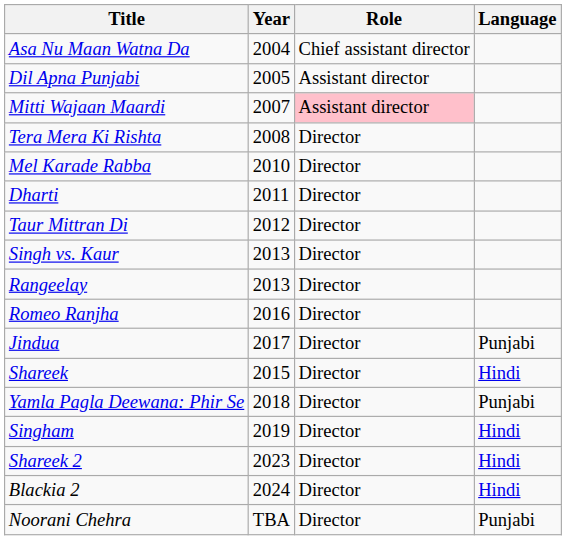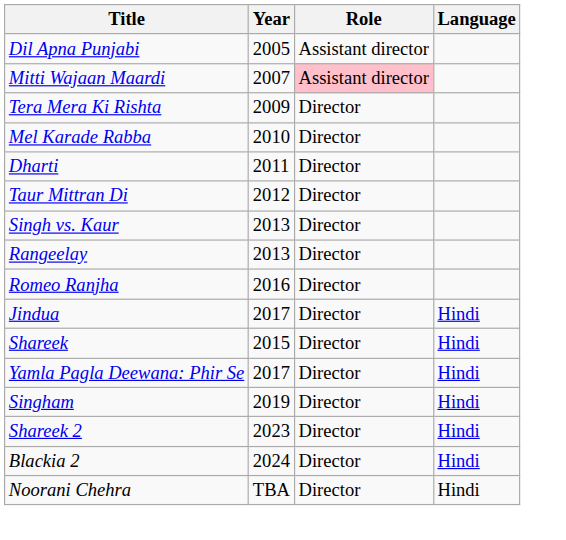- row: (99, 48)
(271, 136) 2008 -> (271, 107) 2009
(507, 343) Punjabi -> (459, 313) Hindi
(271, 401) 2018 -> (271, 372) 2017
(507, 401) Punjabi -> (459, 372) Hindi
(507, 519) Punjabi -> (459, 490) Hindi
